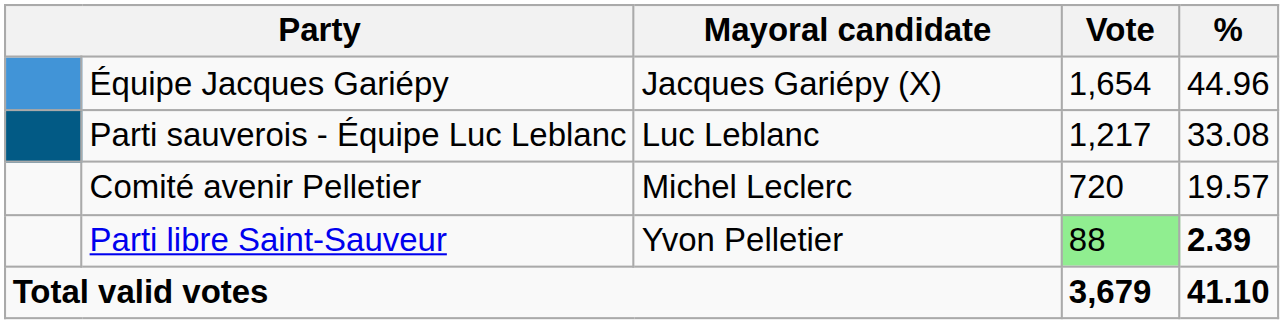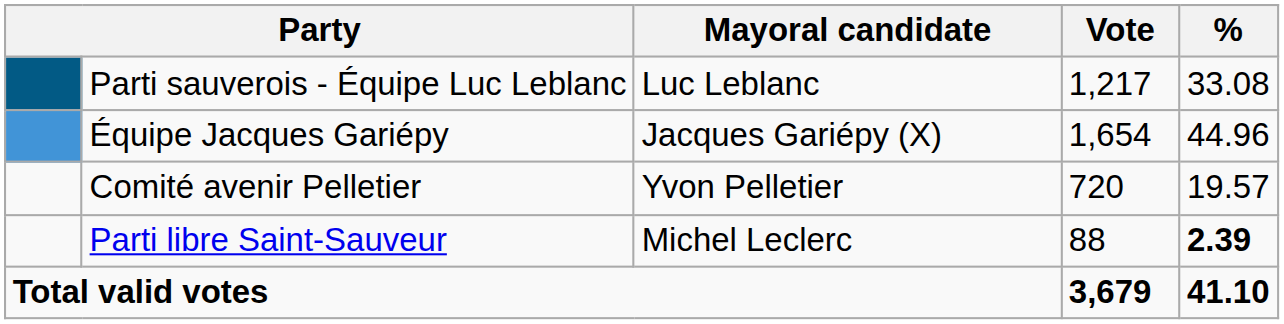rows swapped: (269, 82) <-> (358, 135)
(747, 187) Michel Leclerc -> (742, 187) Yvon Pelletier
(742, 239) Yvon Pelletier -> (747, 239) Michel Leclerc
(1087, 239) lightgreen background -> (1087, 239) no background
